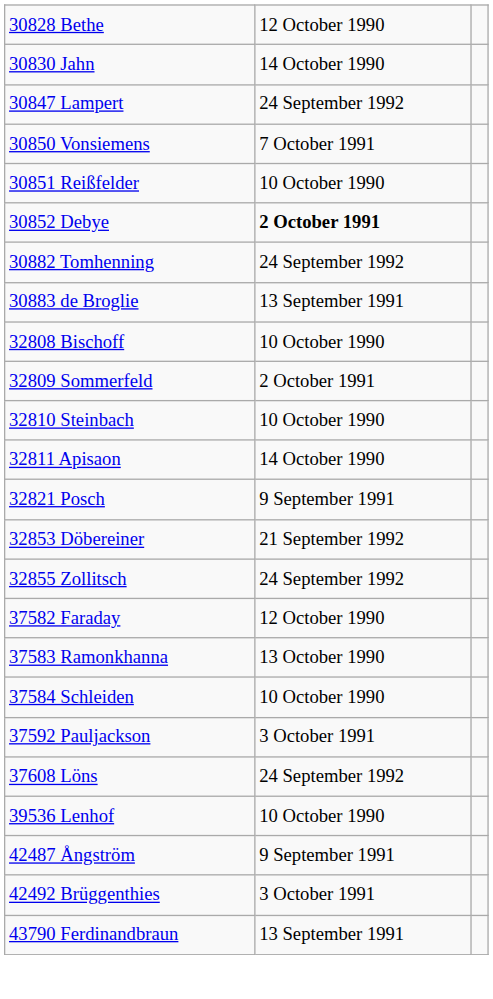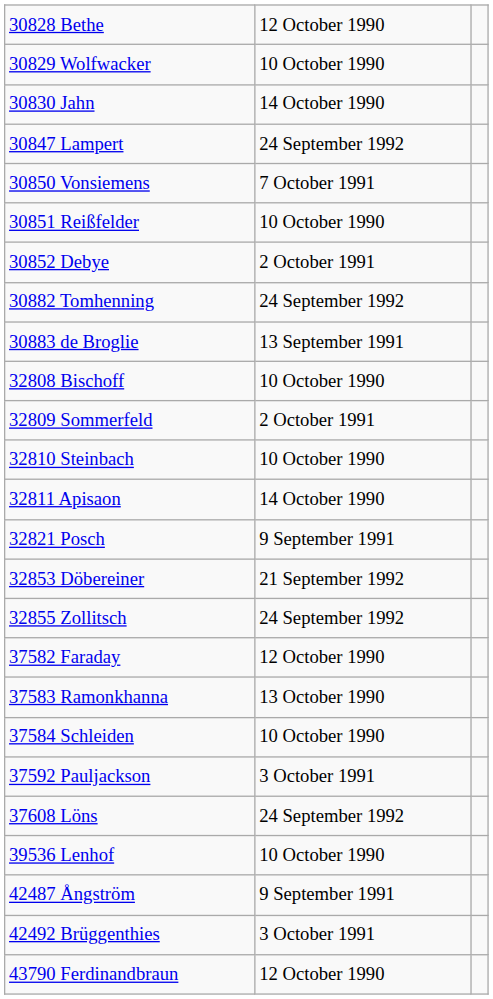+ row: (80, 64)
(320, 222) bold -> (317, 261) normal
(332, 934) 13 September 1991 -> (322, 973) 12 October 1990
